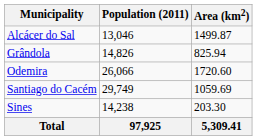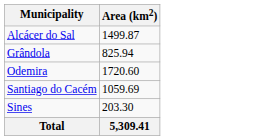- column: (145, 15)
